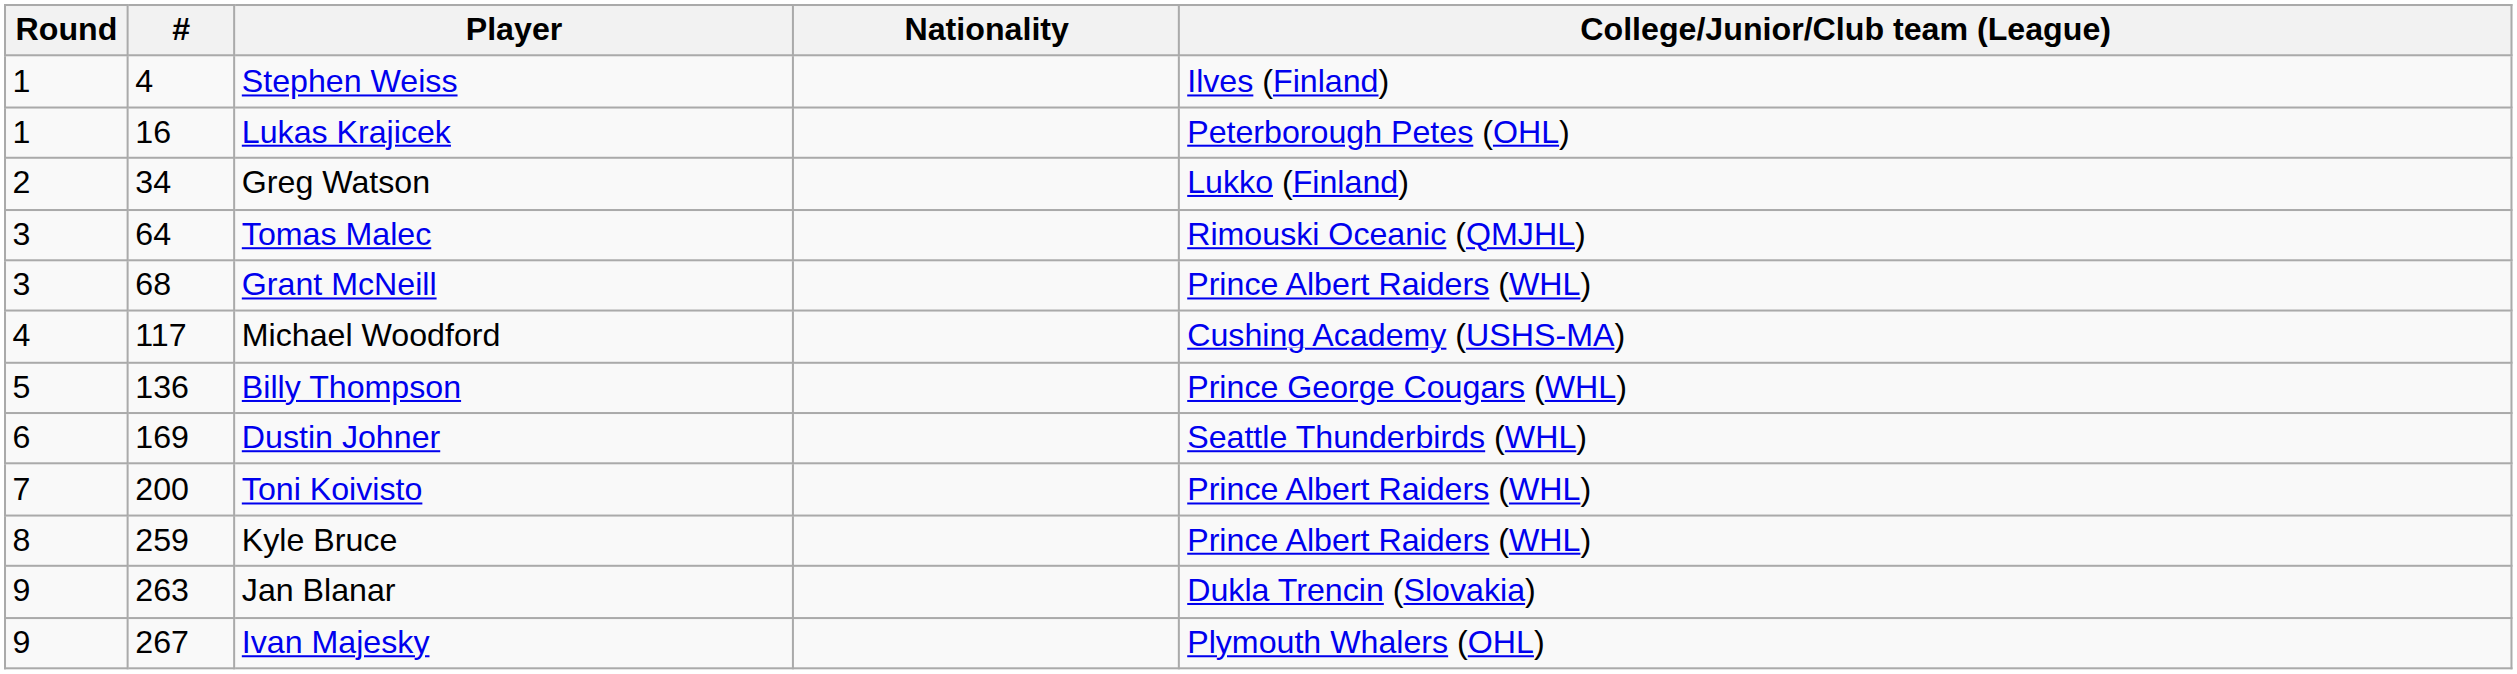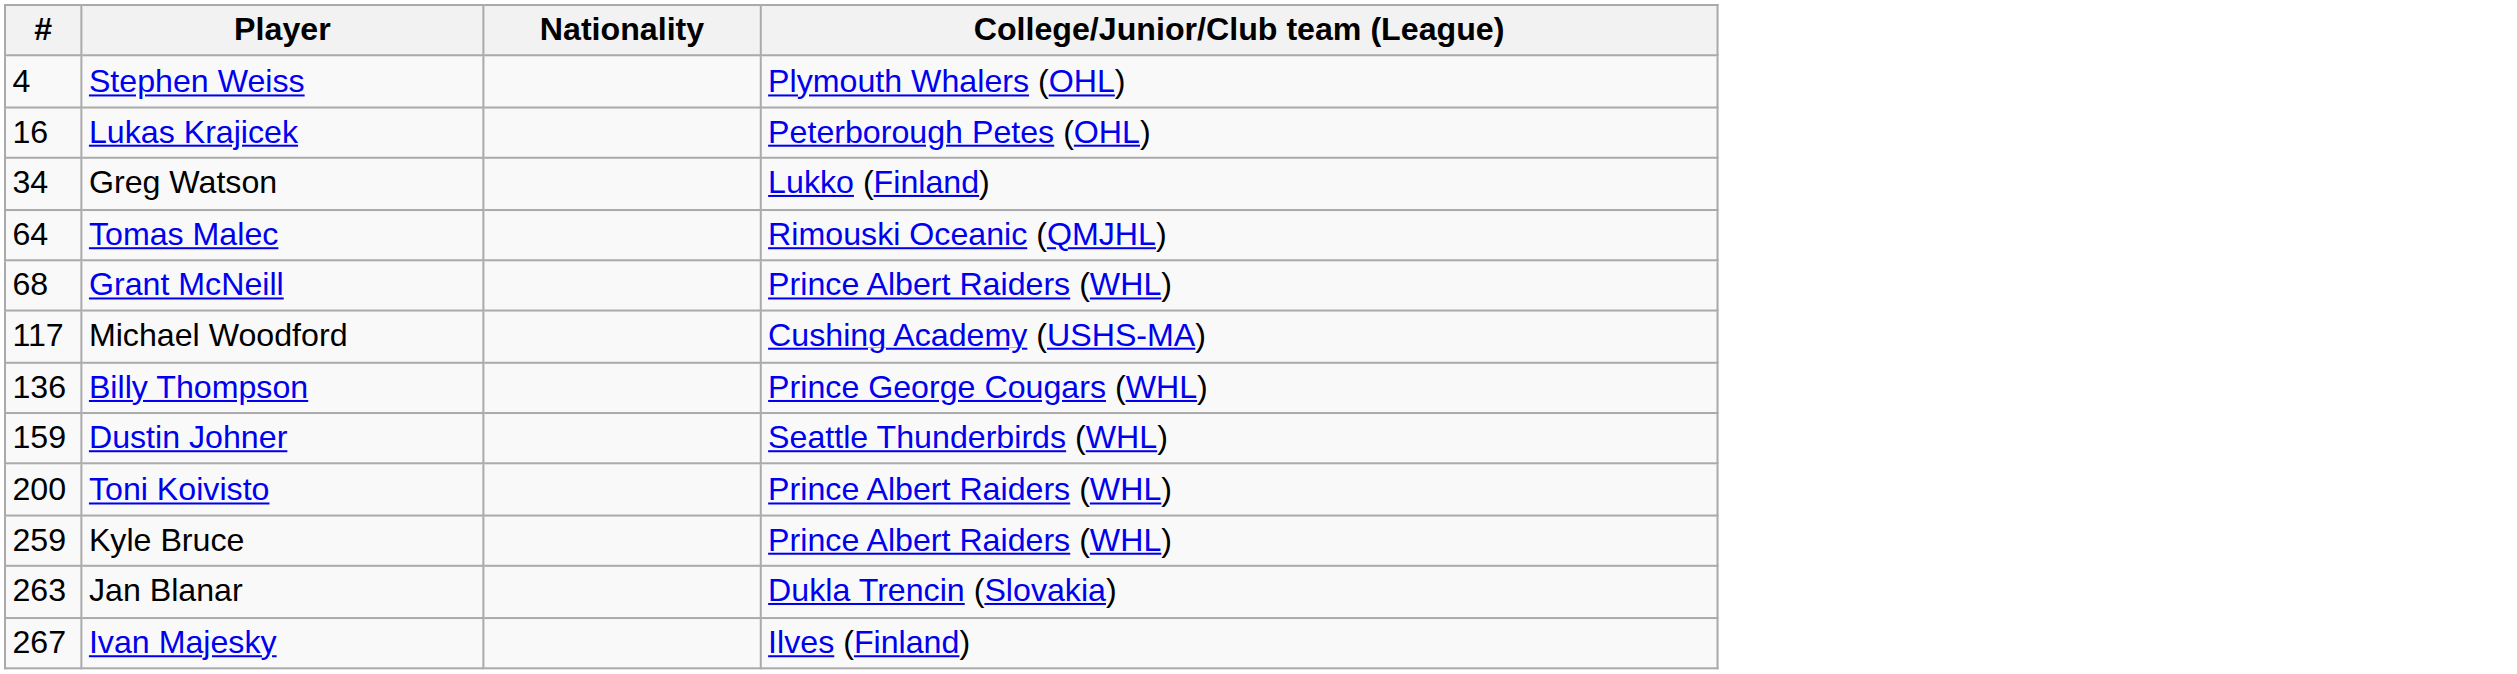- column: (66, 30)
(1288, 81) Ilves (Finland) -> (947, 81) Plymouth Whalers (OHL)
(162, 438) 169 -> (39, 438) 159
(1366, 642) Plymouth Whalers (OHL) -> (869, 642) Ilves (Finland)
